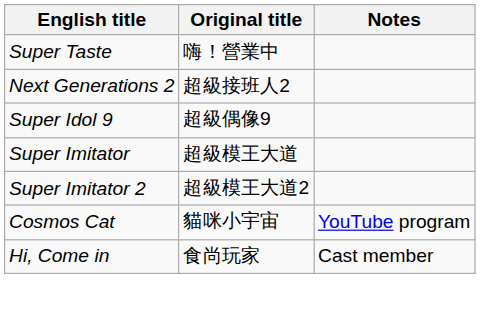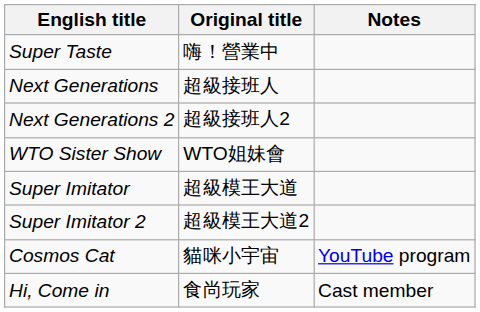+ row: (84, 86)
- row: (61, 120)
+ row: (85, 154)
